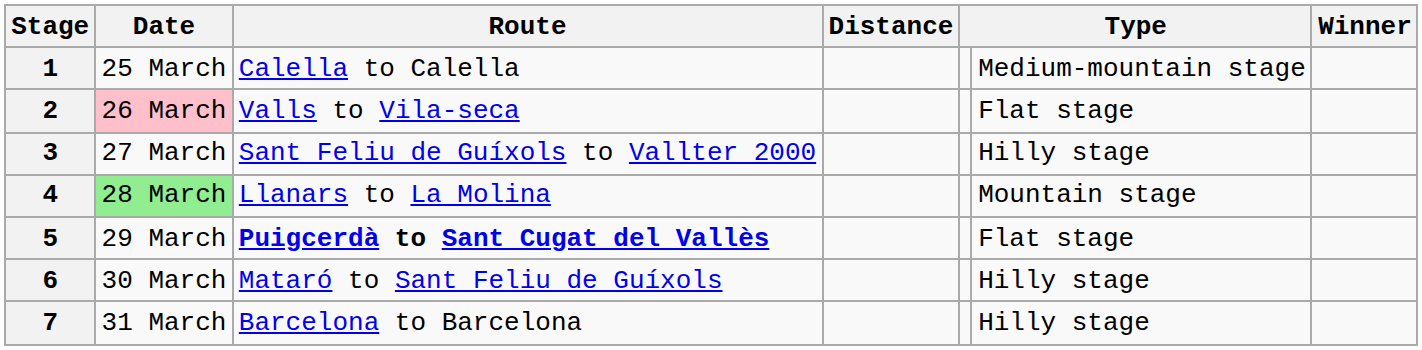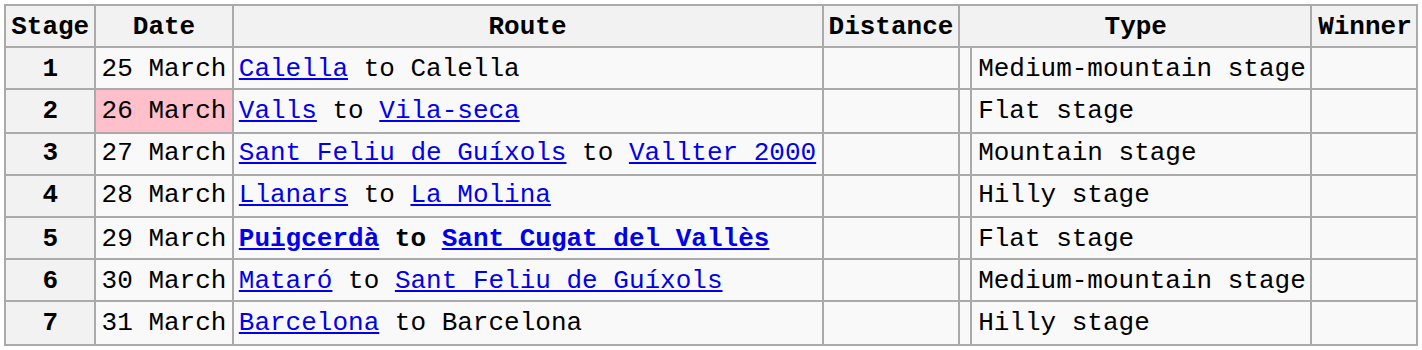(1064, 153) Hilly stage -> (1087, 153) Mountain stage
(164, 196) lightgreen background -> (164, 196) no background
(1087, 196) Mountain stage -> (1064, 196) Hilly stage
(1064, 280) Hilly stage -> (1142, 280) Medium-mountain stage
